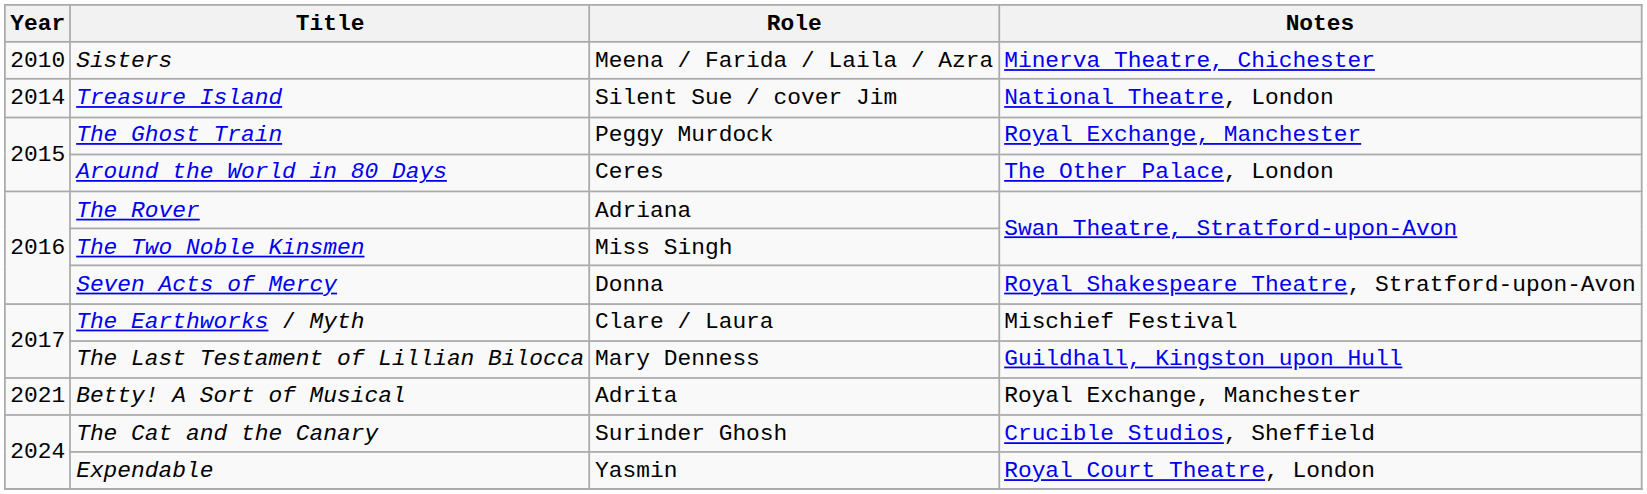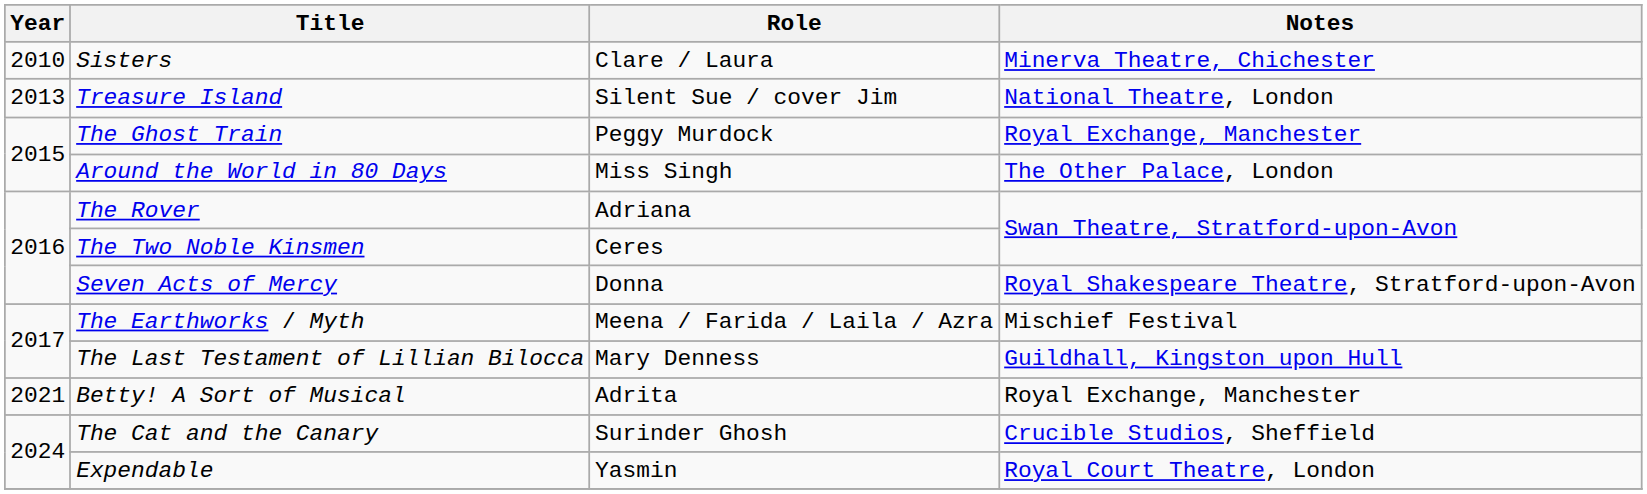(794, 61) Meena / Farida / Laila / Azra -> (684, 61) Clare / Laura
(38, 98) 2014 -> (38, 98) 2013
(629, 173) Ceres -> (664, 173) Miss Singh
(664, 247) Miss Singh -> (629, 247) Ceres
(684, 322) Clare / Laura -> (794, 322) Meena / Farida / Laila / Azra
